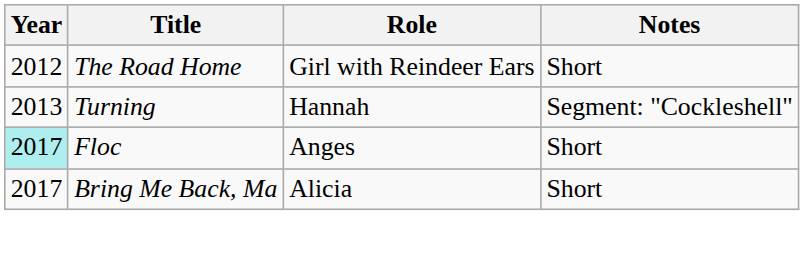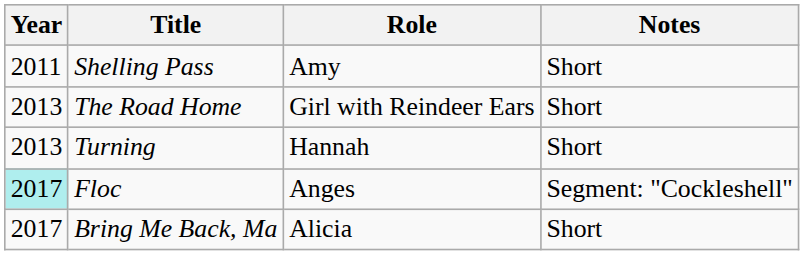+ row: (144, 65)
(37, 65) 2012 -> (37, 106) 2013
(670, 106) Segment: "Cockleshell" -> (574, 147) Short
(574, 147) Short -> (670, 188) Segment: "Cockleshell"
